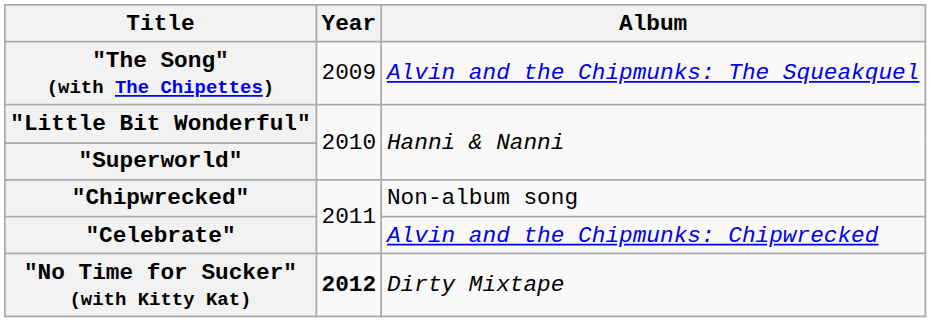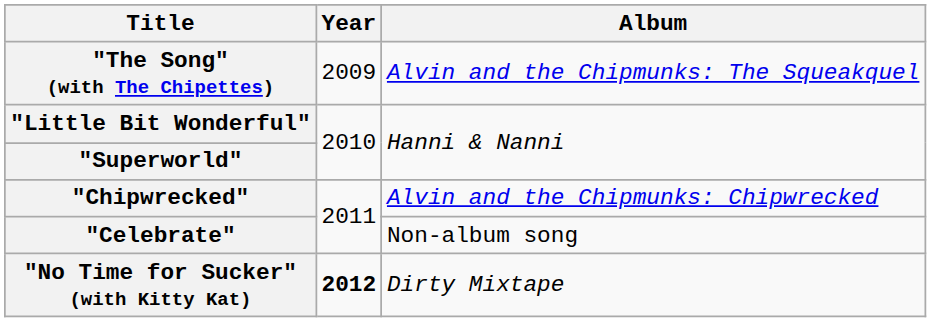(483, 198) Non-album song -> (633, 198) Alvin and the Chipmunks: Chipwrecked
(633, 235) Alvin and the Chipmunks: Chipwrecked -> (483, 235) Non-album song
